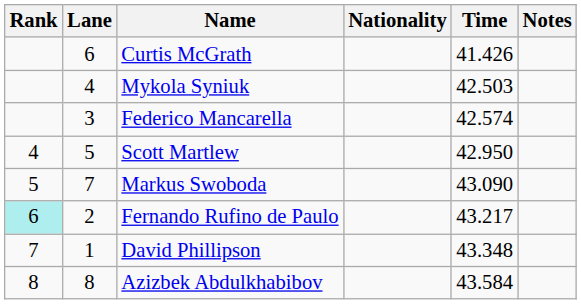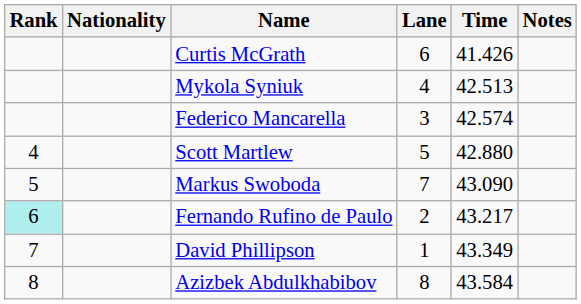columns swapped: (89, 20) <-> (397, 20)
(485, 86) 42.503 -> (485, 86) 42.513
(485, 151) 42.950 -> (485, 151) 42.880
(485, 250) 43.348 -> (485, 250) 43.349
